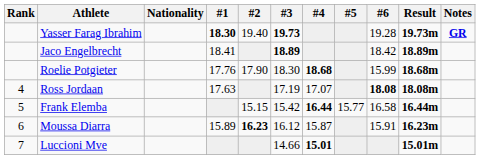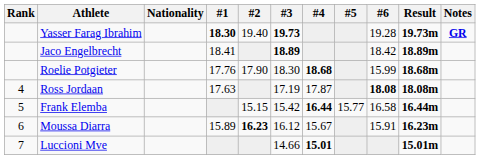(319, 88) 17.07 -> (319, 88) 17.87
(319, 126) 15.87 -> (319, 126) 15.67
